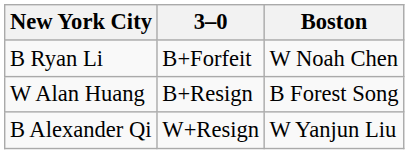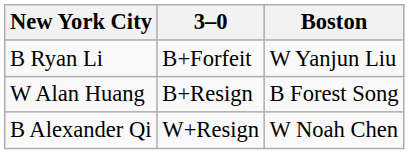(334, 58) W Noah Chen -> (333, 58) W Yanjun Liu
(333, 129) W Yanjun Liu -> (334, 129) W Noah Chen
